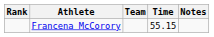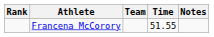(163, 26) 55.15 -> (163, 26) 51.55
